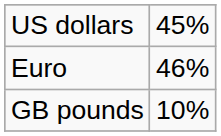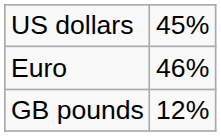(183, 109) 10% -> (183, 109) 12%
